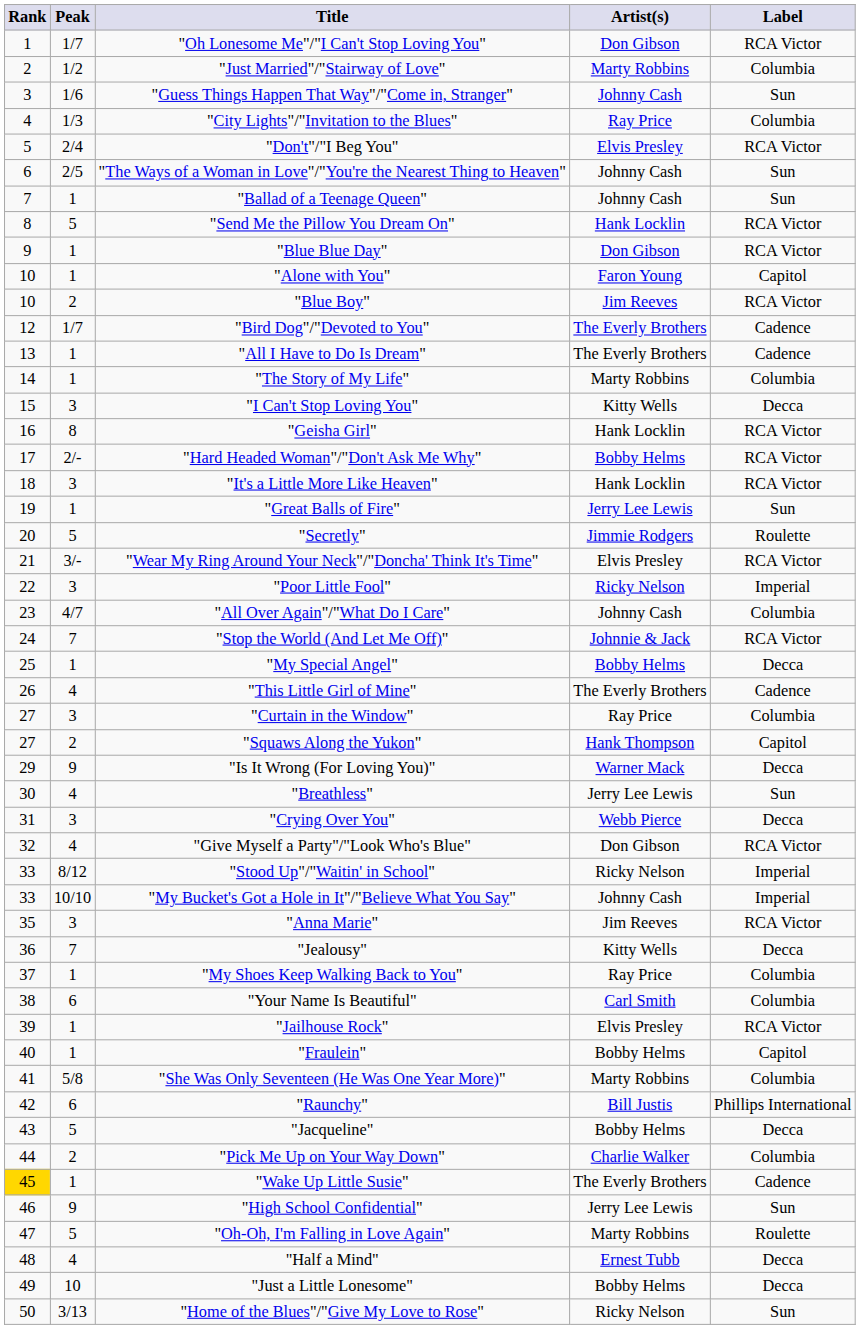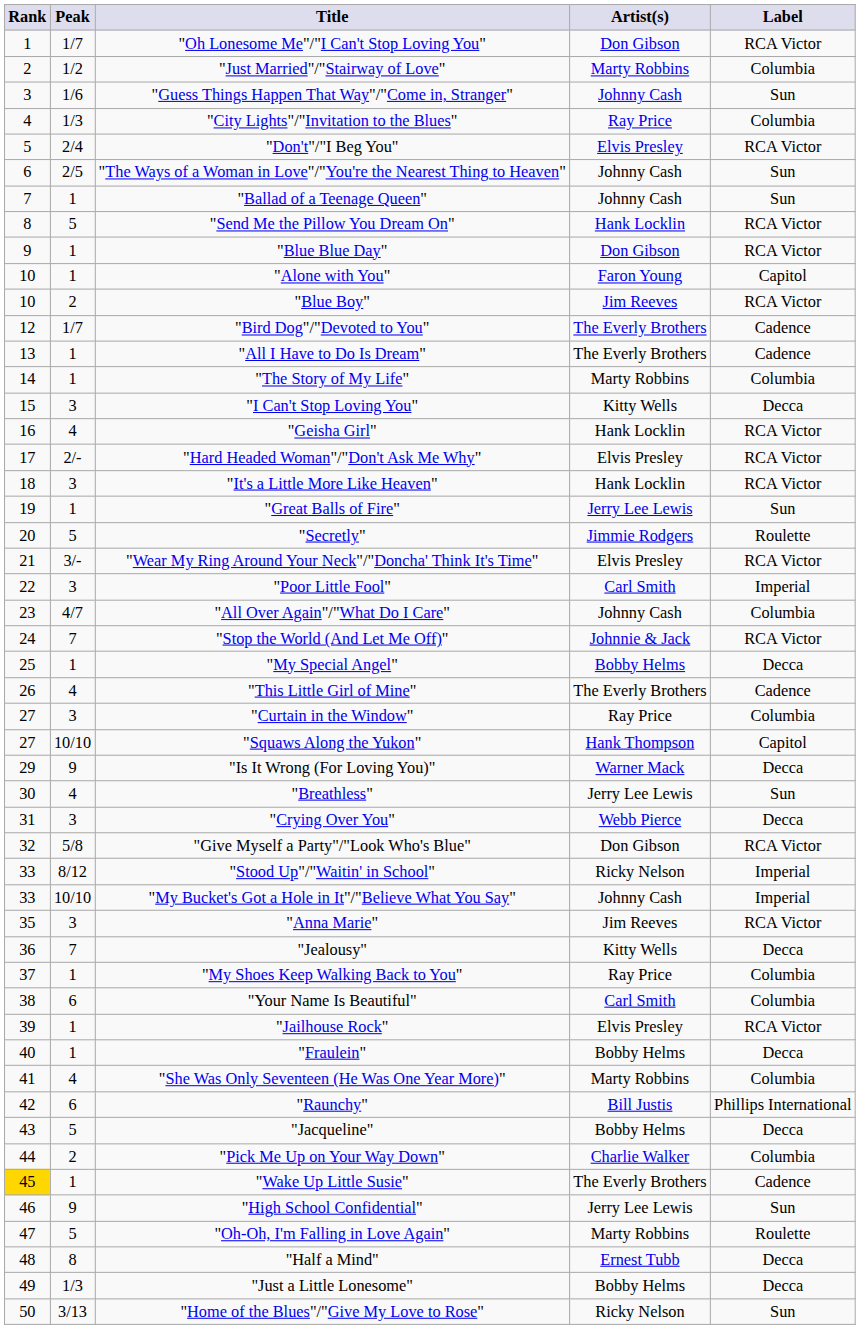(72, 431) 8 -> (72, 431) 4
(640, 457) Bobby Helms -> (640, 457) Elvis Presley
(640, 586) Ricky Nelson -> (640, 586) Carl Smith
(72, 742) 2 -> (72, 742) 10/10
(72, 845) 4 -> (72, 845) 5/8
(783, 1052) Capitol -> (783, 1052) Decca
(72, 1078) 5/8 -> (72, 1078) 4
(72, 1259) 4 -> (72, 1259) 8
(72, 1285) 10 -> (72, 1285) 1/3
